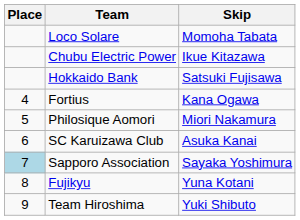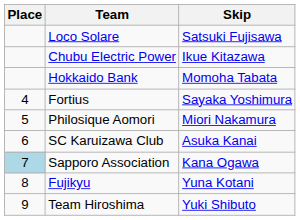(230, 36) Momoha Tabata -> (232, 36) Satsuki Fujisawa
(232, 78) Satsuki Fujisawa -> (230, 78) Momoha Tabata
(221, 99) Kana Ogawa -> (237, 99) Sayaka Yoshimura
(237, 162) Sayaka Yoshimura -> (221, 162) Kana Ogawa
